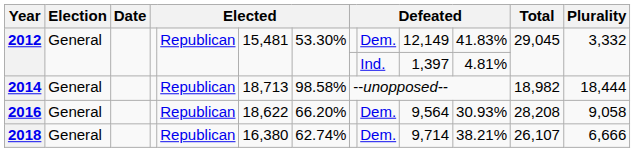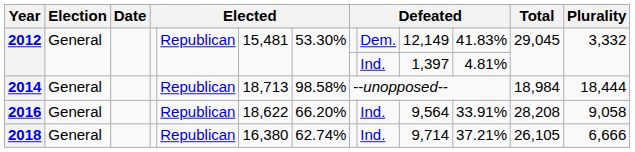(537, 87) 18,982 -> (537, 87) 18,984
(378, 111) Dem. -> (373, 111) Ind.
(482, 111) 30.93% -> (482, 111) 33.91%
(378, 135) Dem. -> (373, 135) Ind.
(482, 135) 38.21% -> (482, 135) 37.21%
(537, 135) 26,107 -> (537, 135) 26,105
